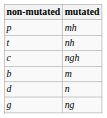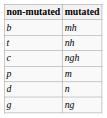(9, 27) p -> (9, 27) b
(9, 74) b -> (9, 74) p
